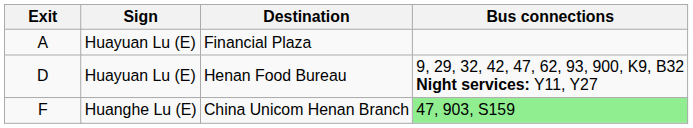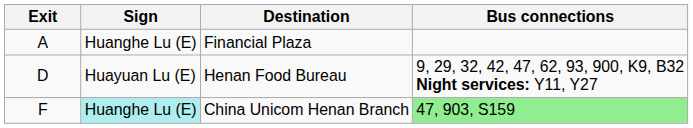(140, 42) Huayuan Lu (E) -> (141, 42) Huanghe Lu (E)
(141, 110) no background -> (141, 110) paleturquoise background
